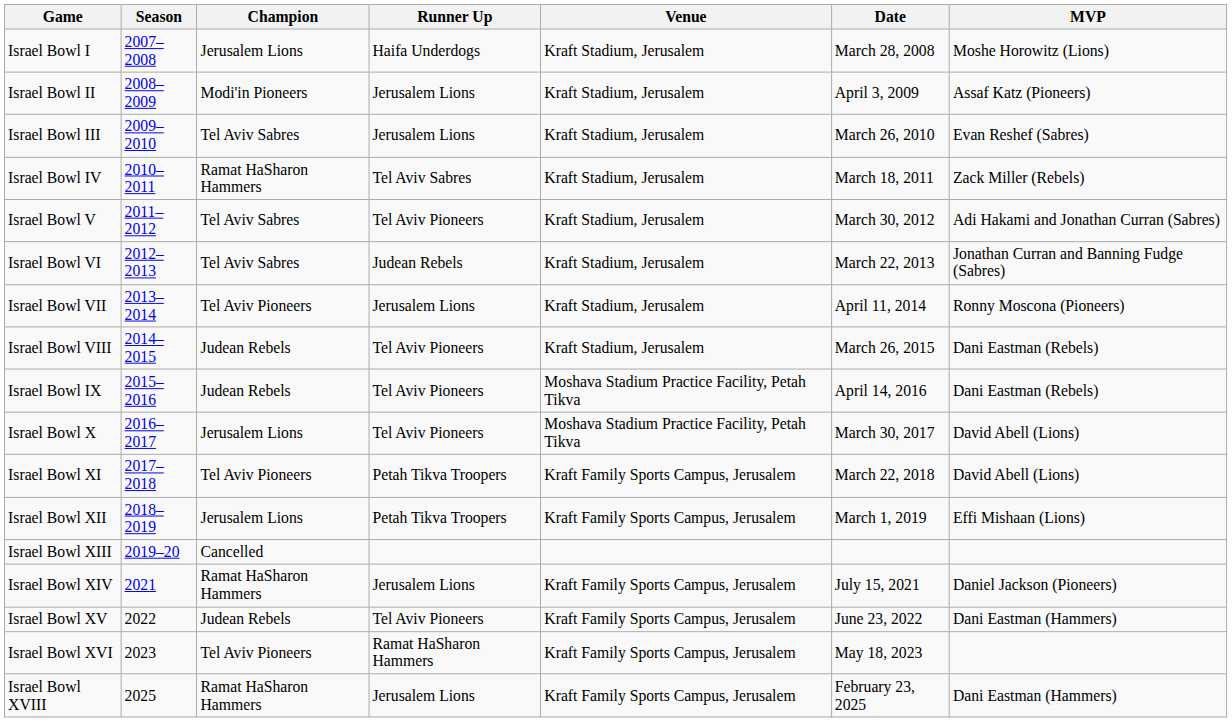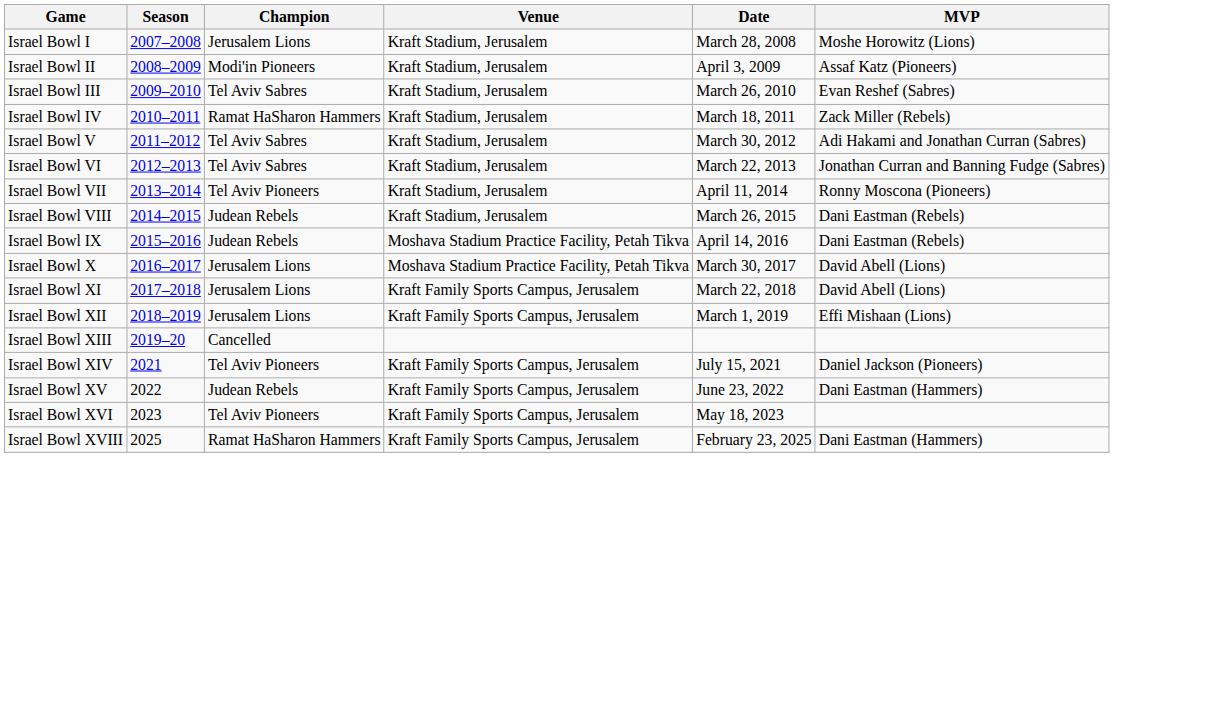- column: (455, 16)
(256, 475) Tel Aviv Pioneers -> (259, 290) Jerusalem Lions
(254, 585) Ramat HaSharon Hammers -> (264, 365) Tel Aviv Pioneers
